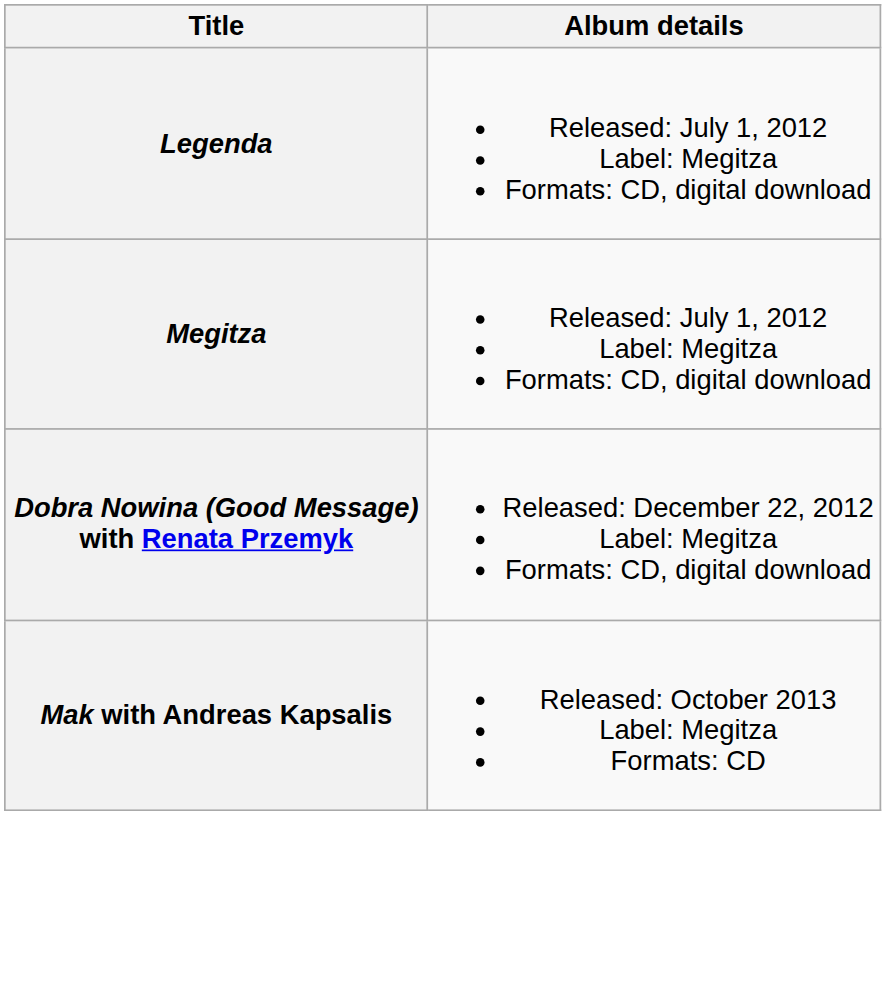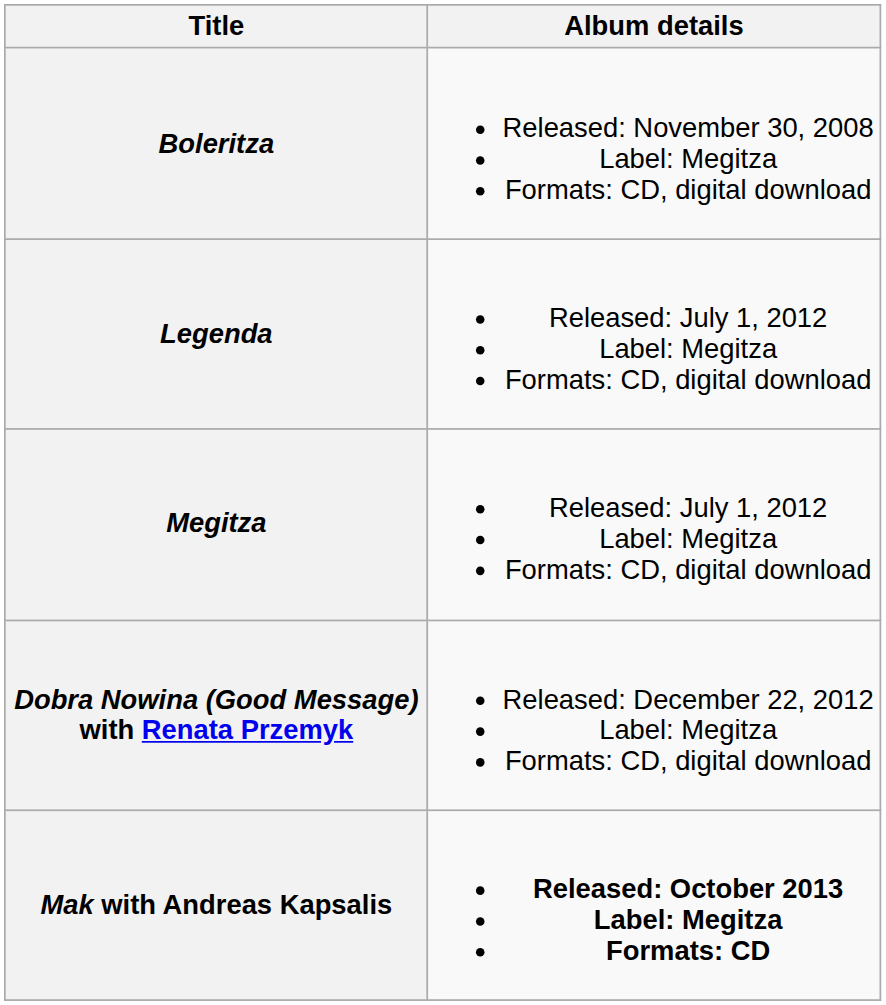+ row: (216, 143)
(654, 730) normal -> (654, 921) bold
